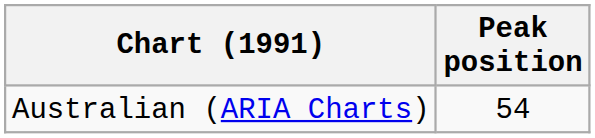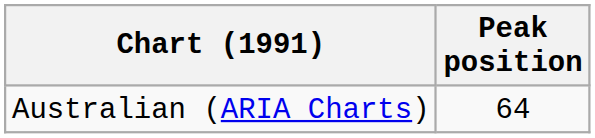(513, 109) 54 -> (513, 109) 64
